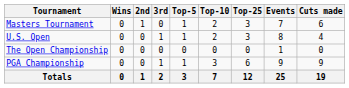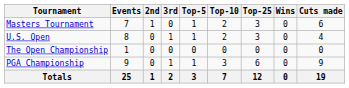columns swapped: (122, 11) <-> (281, 11)
